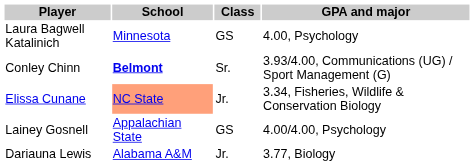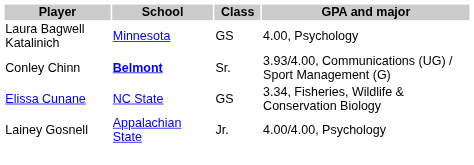(138, 99) lightsalmon background -> (138, 99) no background
(222, 99) Jr. -> (225, 99) GS
(225, 130) GS -> (222, 130) Jr.
- row: (48, 154)
